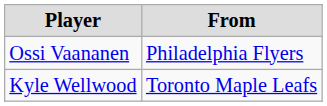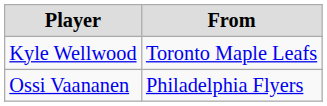rows swapped: (73, 85) <-> (69, 52)
